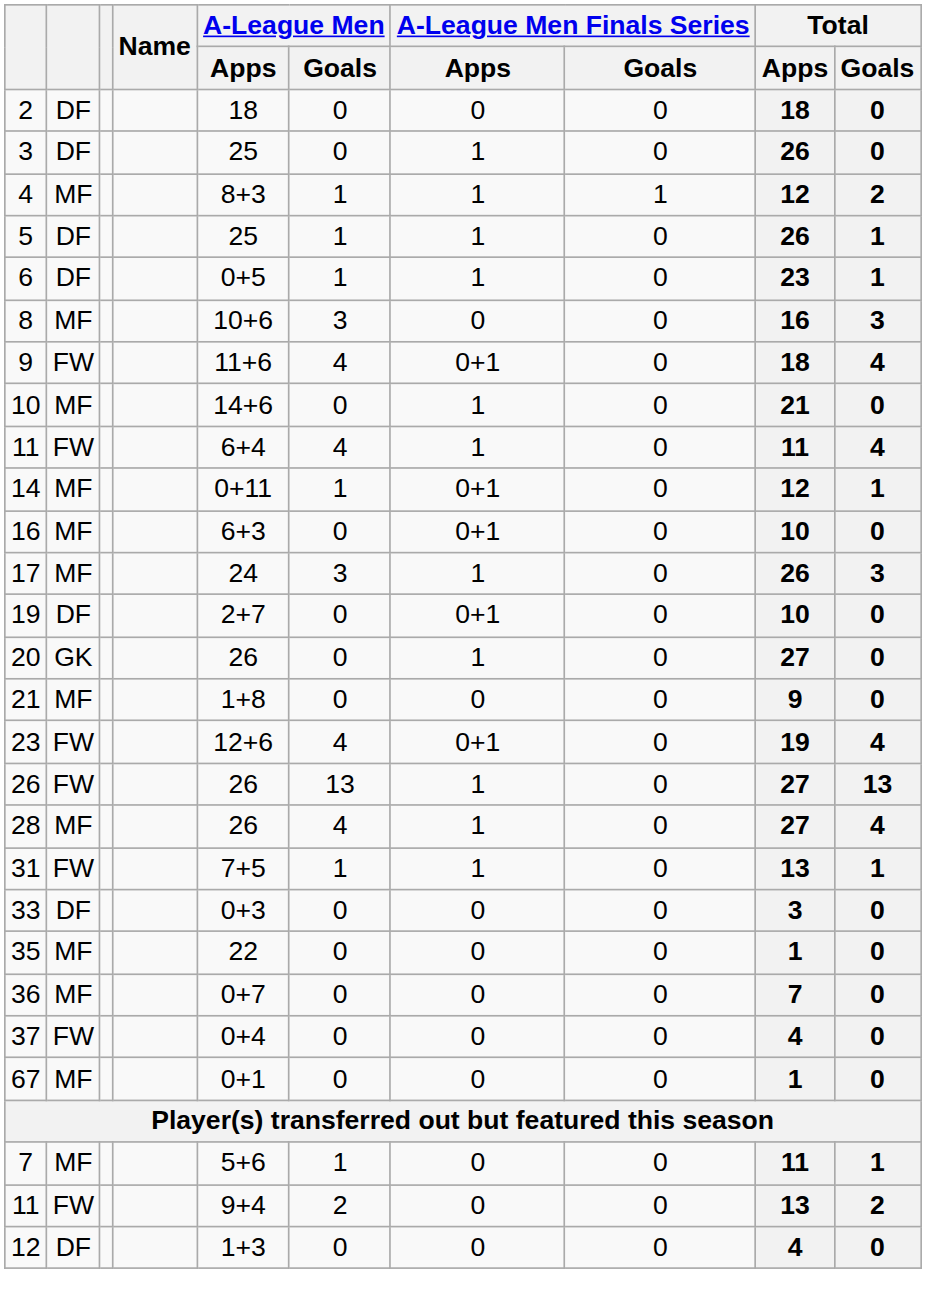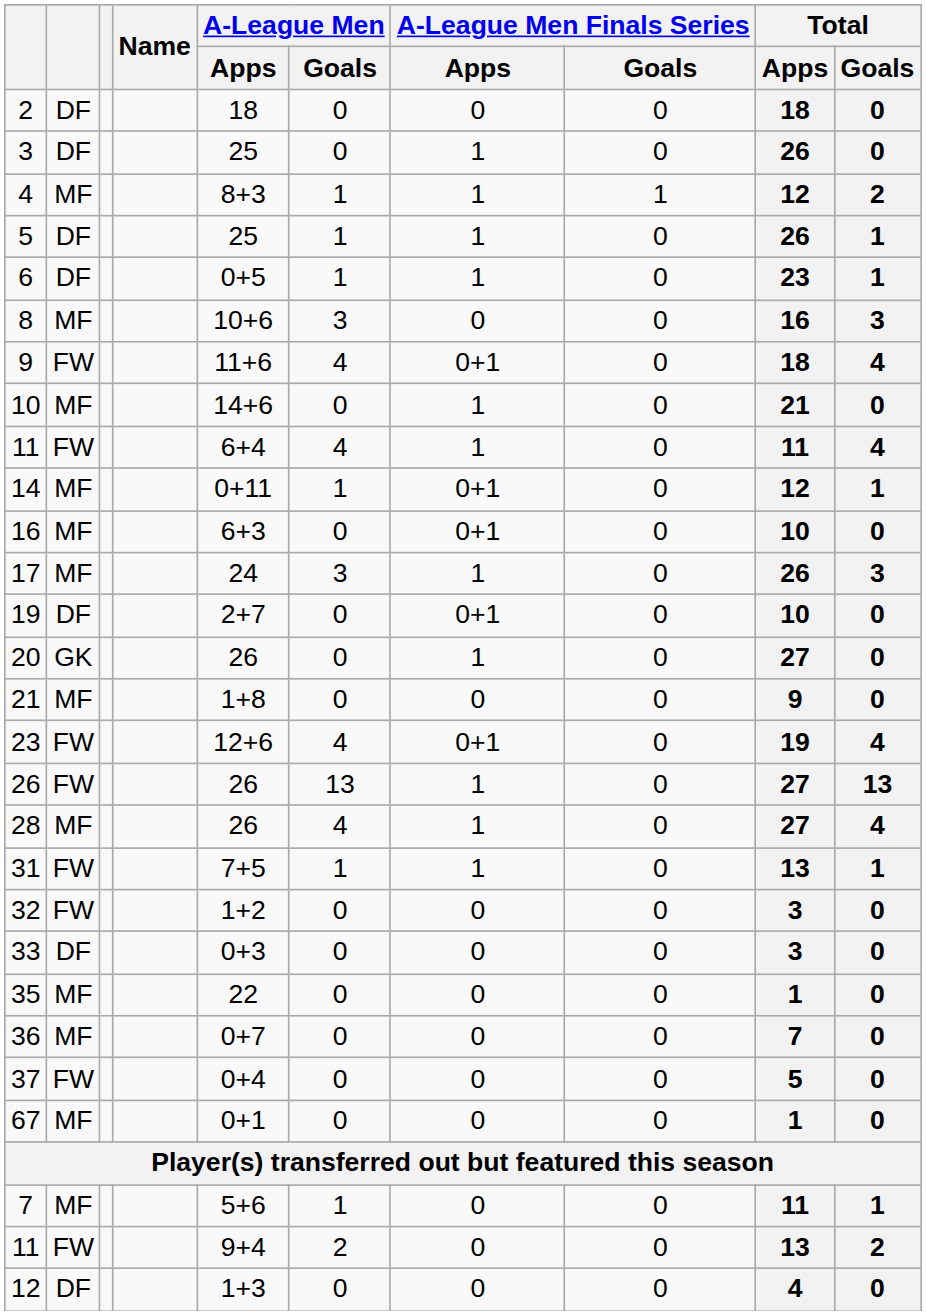+ row: (26, 910)
(795, 1036) 4 -> (795, 1078) 5
